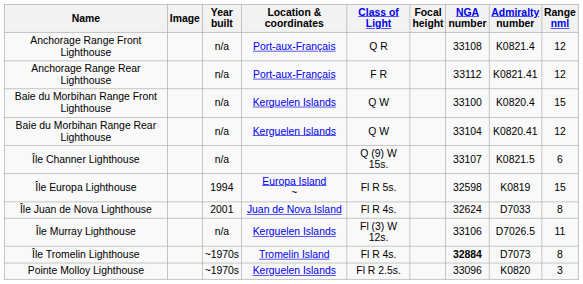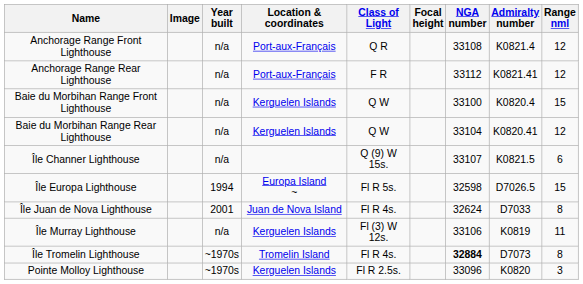(515, 187) K0819 -> (515, 187) D7026.5
(515, 232) D7026.5 -> (515, 232) K0819
